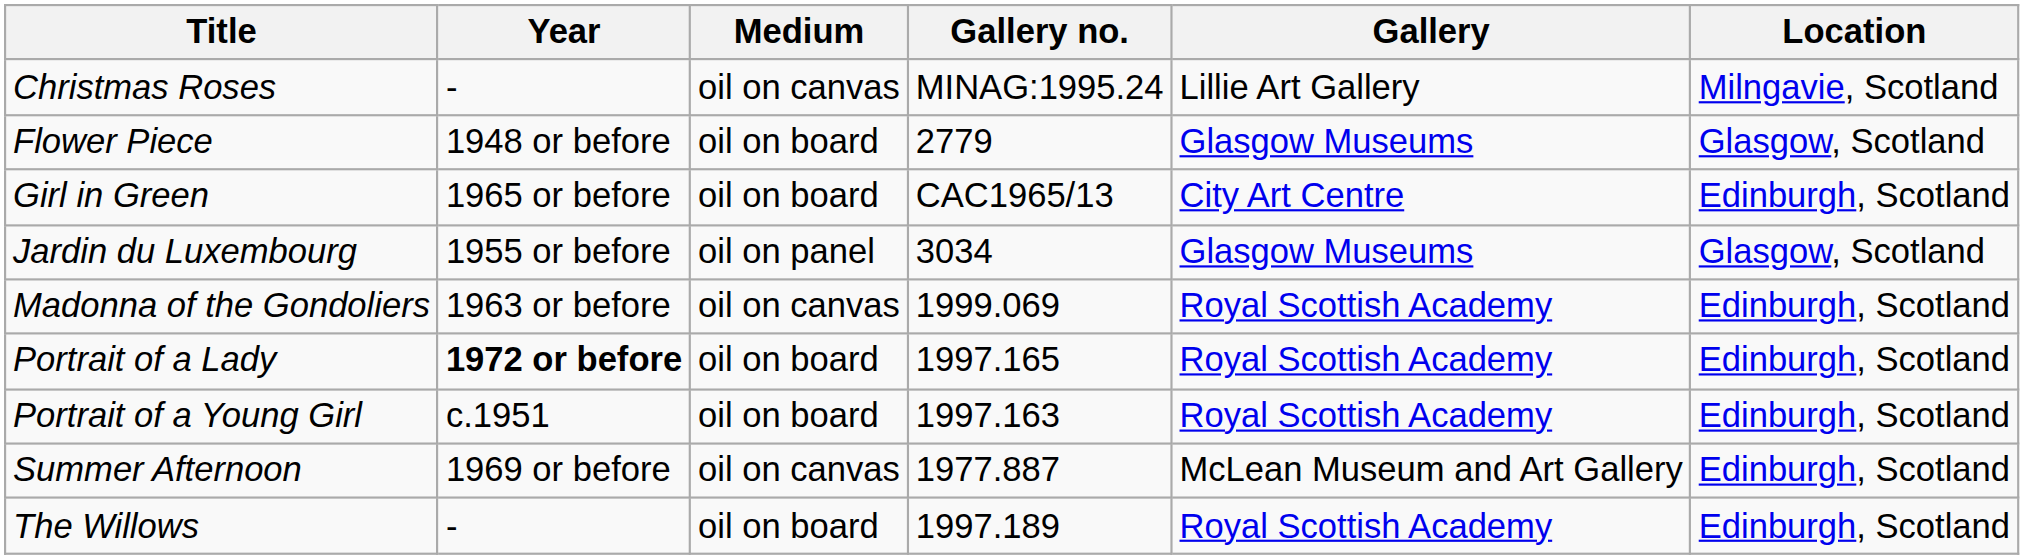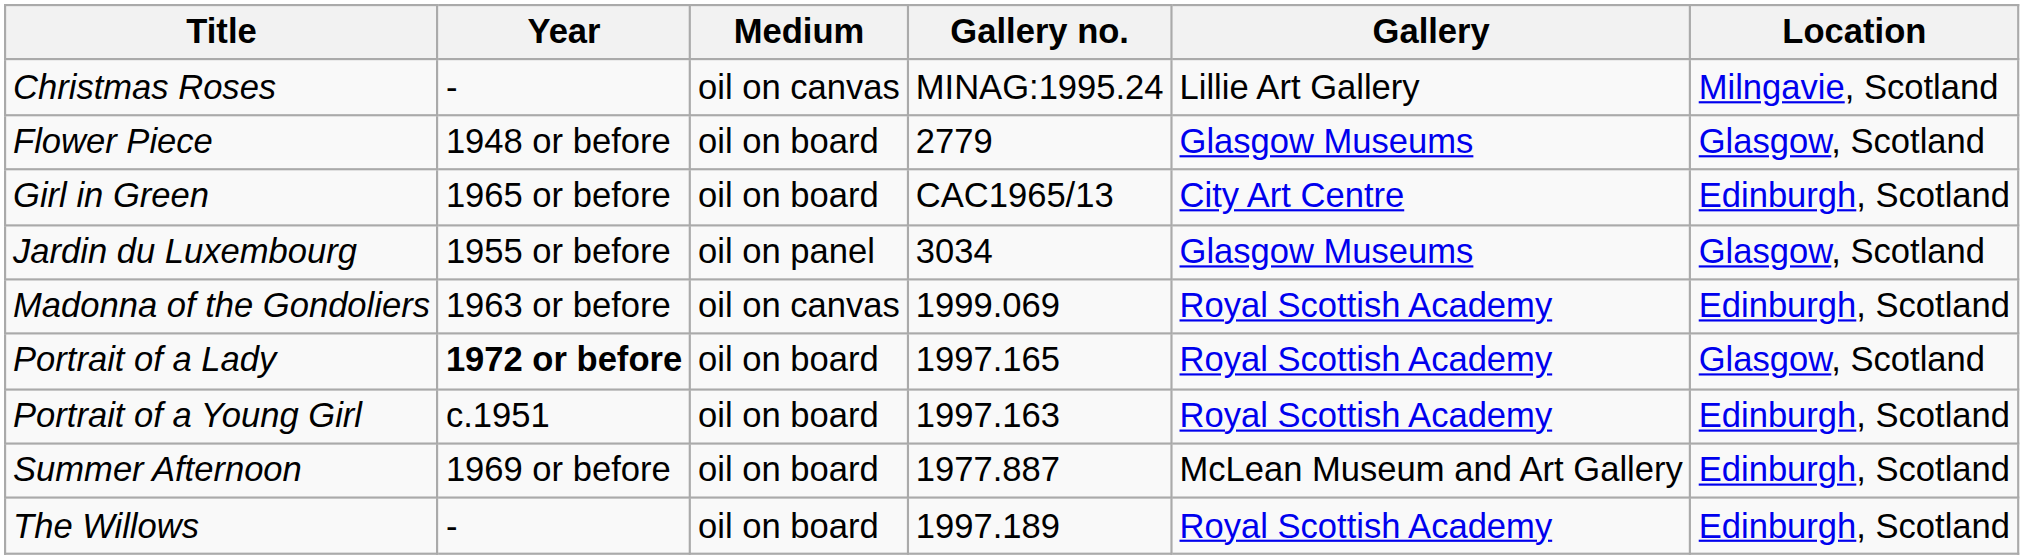(1854, 360) Edinburgh, Scotland -> (1842, 360) Glasgow, Scotland
(799, 470) oil on canvas -> (788, 470) oil on board
